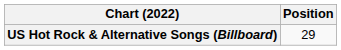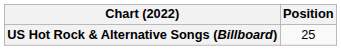(308, 34) 29 -> (308, 34) 25
